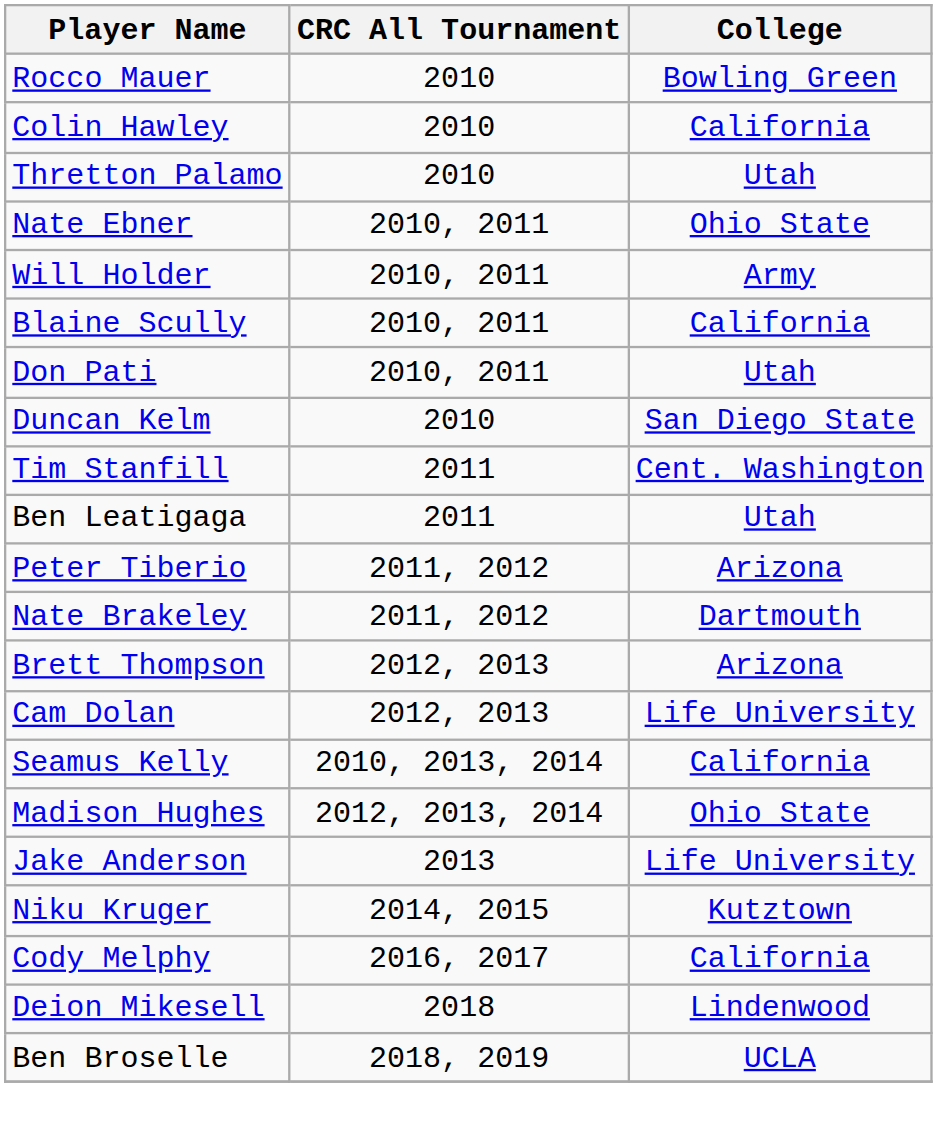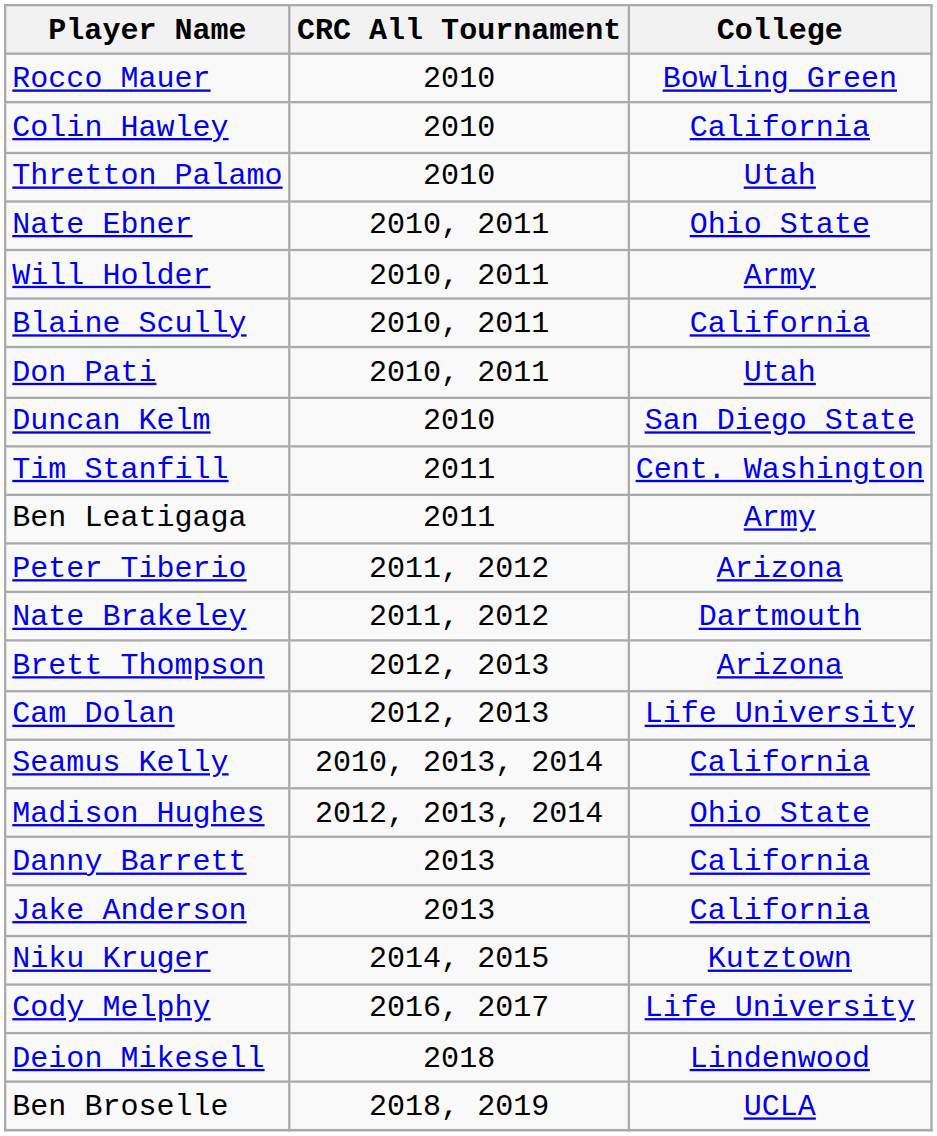(780, 519) Utah -> (780, 519) Army
+ row: (129, 862)
(780, 862) Life University -> (780, 911) California
(780, 960) California -> (780, 1008) Life University
